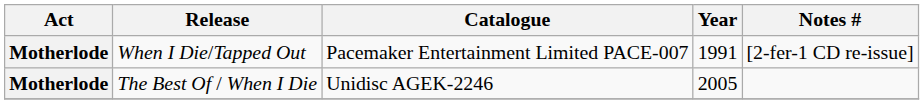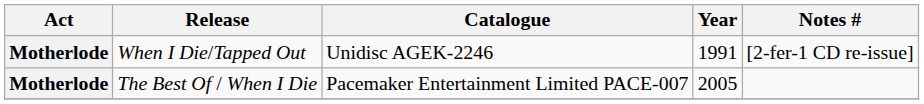(507, 51) Pacemaker Entertainment Limited PACE-007 -> (410, 51) Unidisc AGEK-2246
(410, 83) Unidisc AGEK-2246 -> (507, 83) Pacemaker Entertainment Limited PACE-007
